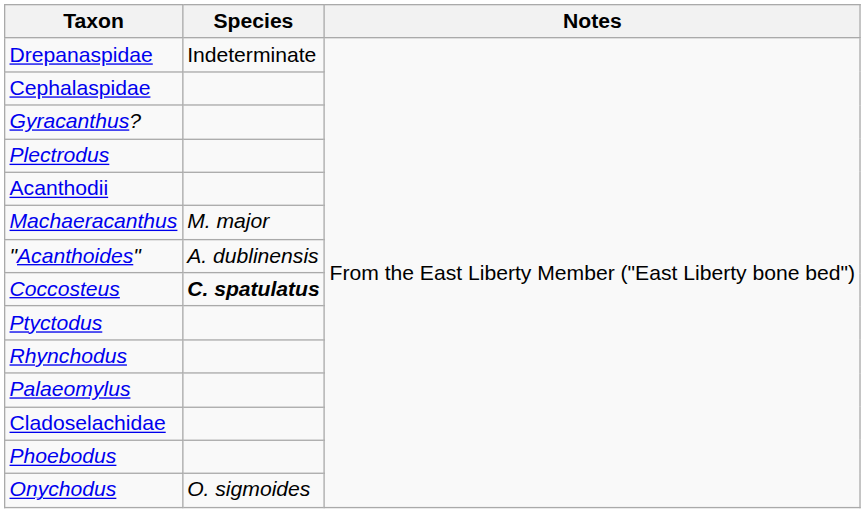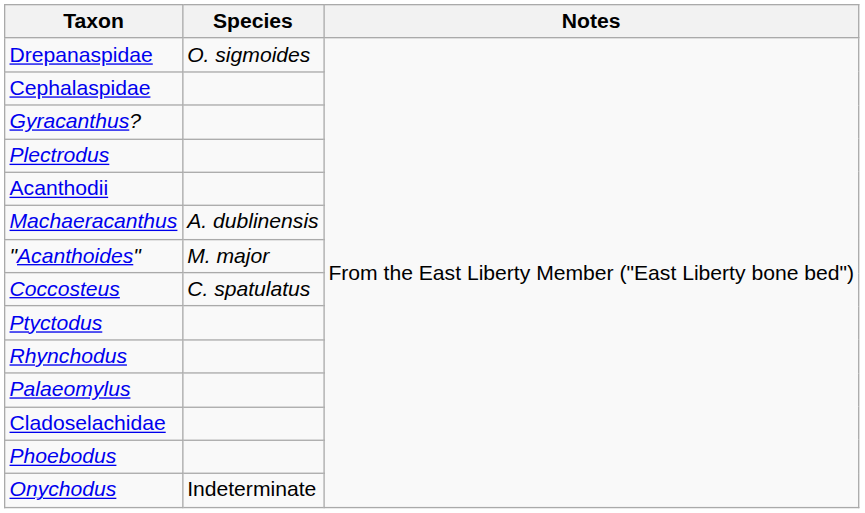(252, 54) Indeterminate -> (249, 54) O. sigmoides
(228, 222) M. major -> (253, 222) A. dublinensis
(253, 255) A. dublinensis -> (228, 255) M. major
(253, 289) bold -> (249, 289) normal
(249, 490) O. sigmoides -> (252, 490) Indeterminate
